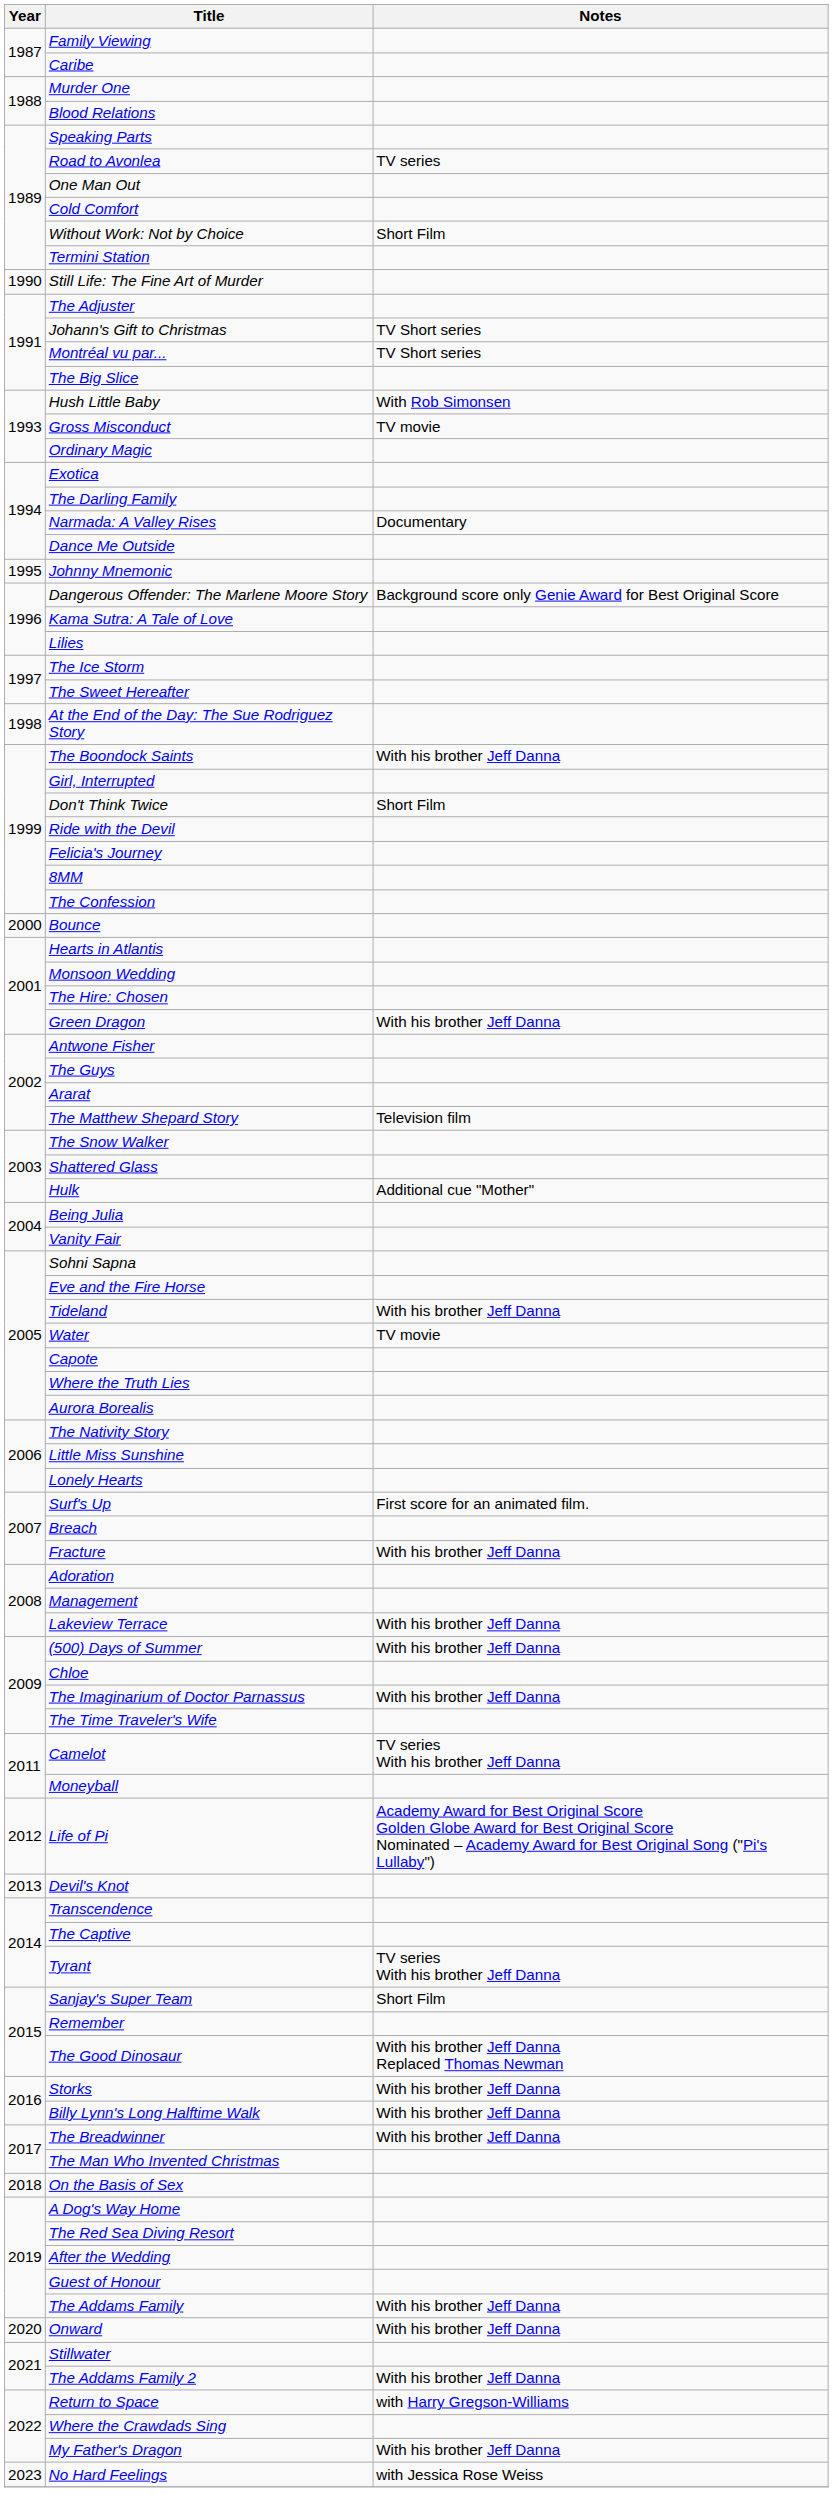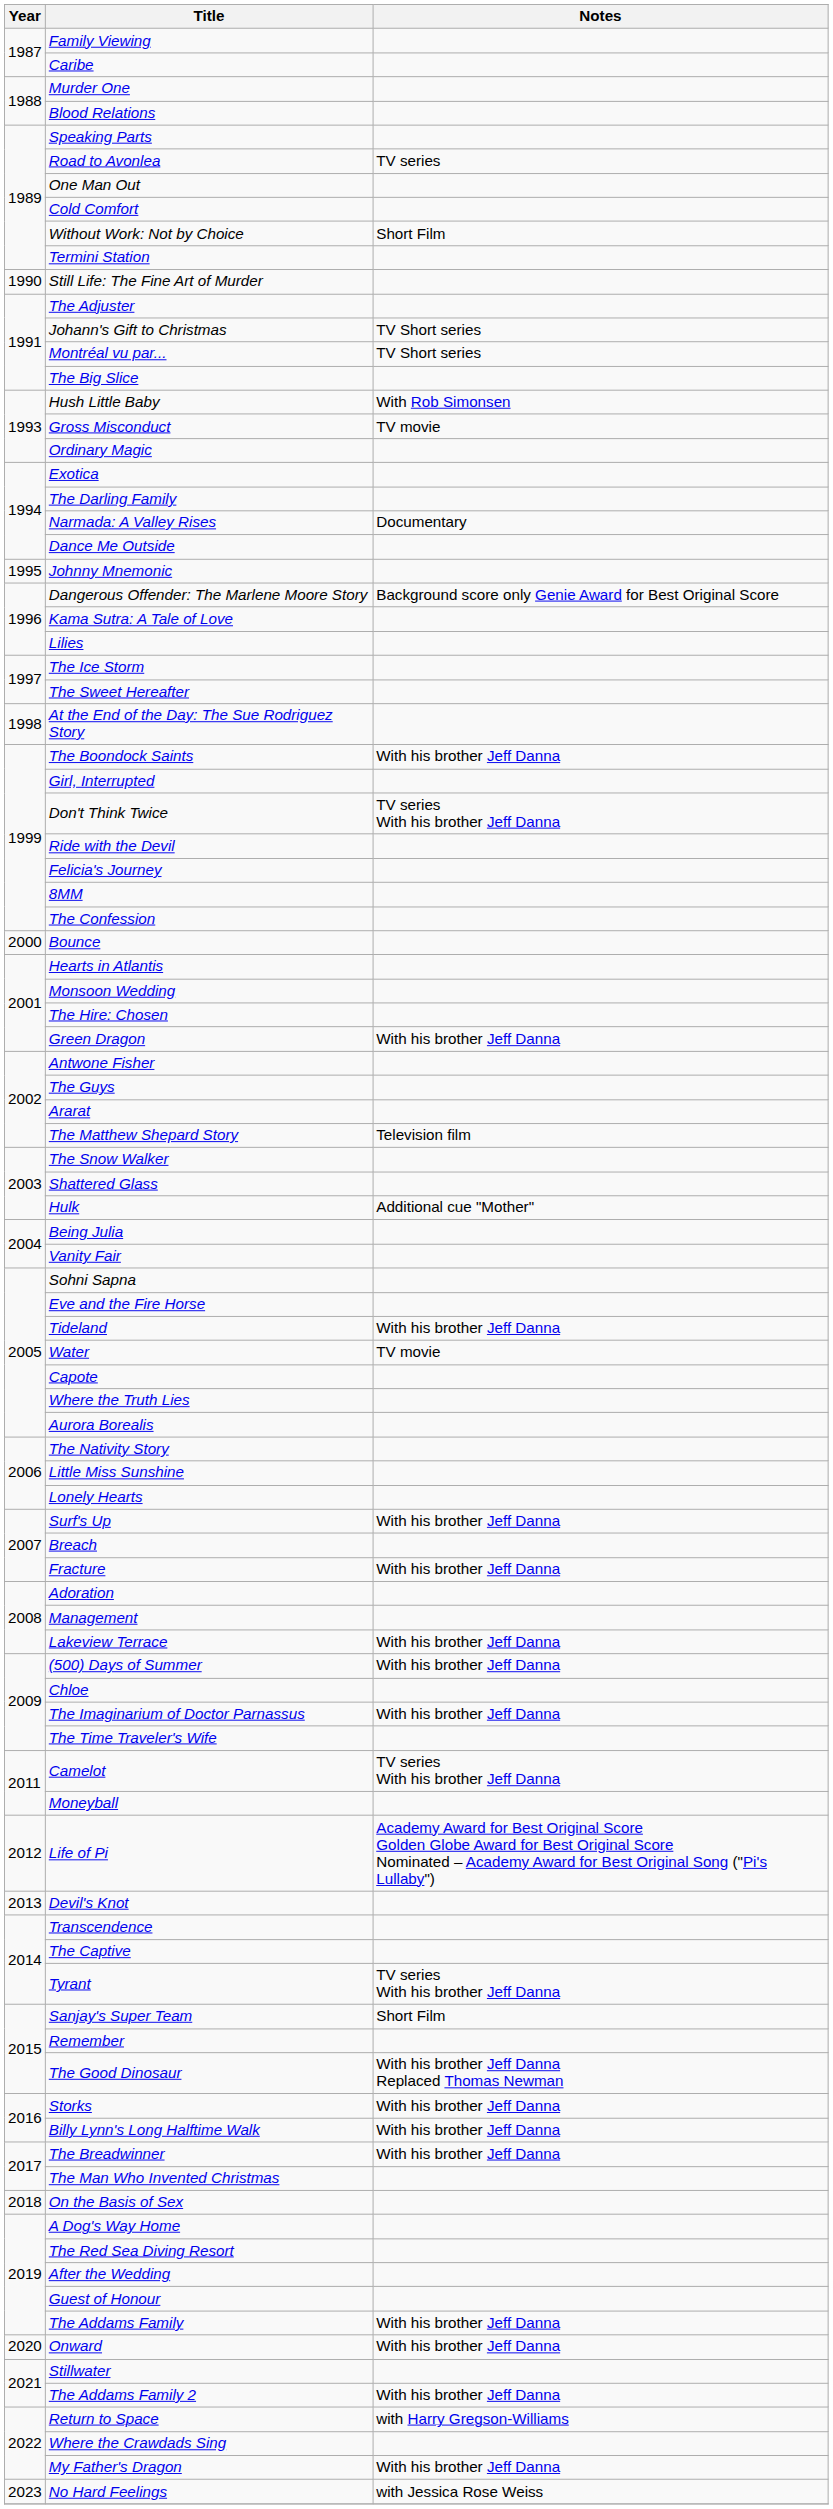(411, 805) Short Film -> (468, 813) TV series With his brother Jeff Danna
(483, 1504) First score for an animated film. -> (468, 1521) With his brother Jeff Danna
